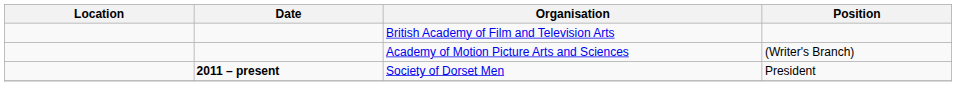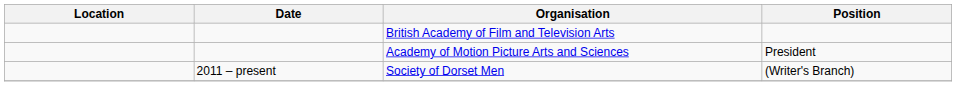(810, 52) (Writer's Branch) -> (790, 52) President
(238, 71) bold -> (236, 71) normal
(790, 71) President -> (810, 71) (Writer's Branch)
